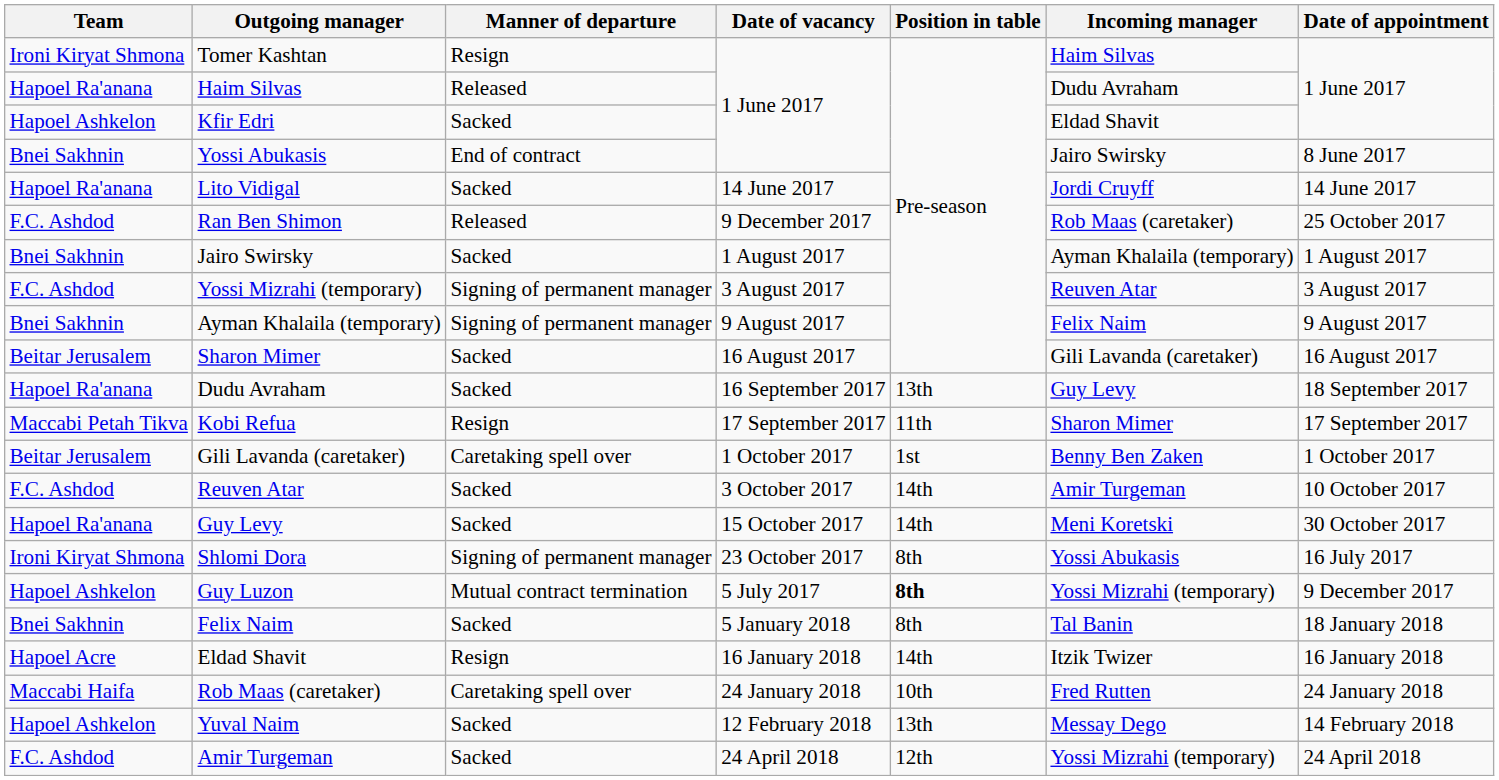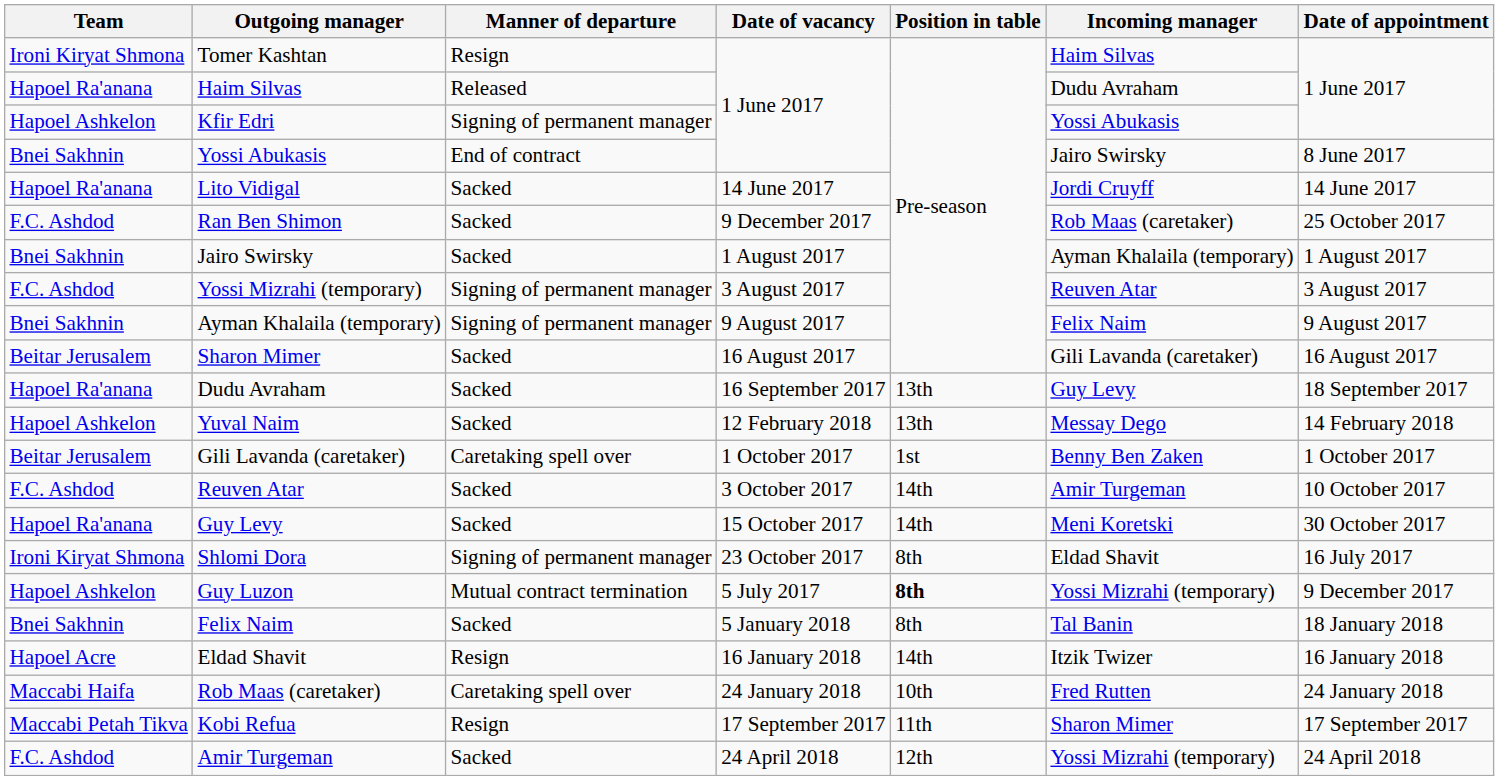(481, 121) Sacked -> (581, 121) Signing of permanent manager
(1105, 121) Eldad Shavit -> (1115, 121) Yossi Abukasis
(489, 222) Released -> (481, 222) Sacked
rows swapped: (247, 423) <-> (248, 724)
(1115, 557) Yossi Abukasis -> (1105, 557) Eldad Shavit
